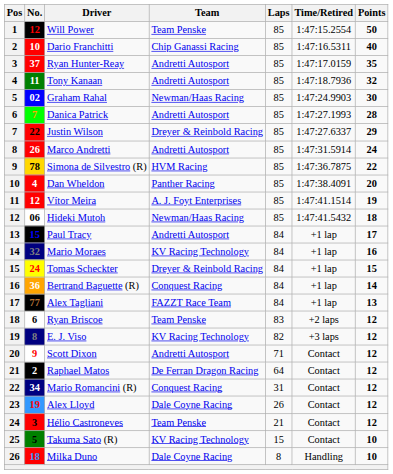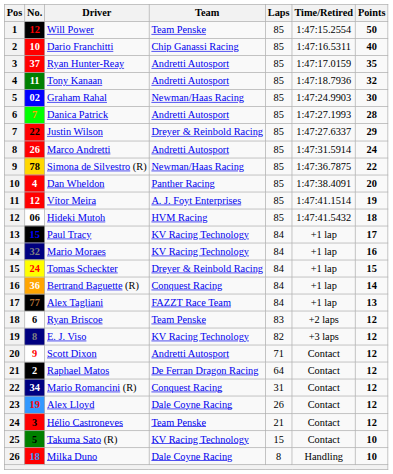(179, 166) HVM Racing -> (198, 166) Newman/Haas Racing
(198, 217) Newman/Haas Racing -> (179, 217) HVM Racing
(190, 234) Andretti Autosport -> (200, 234) KV Racing Technology
